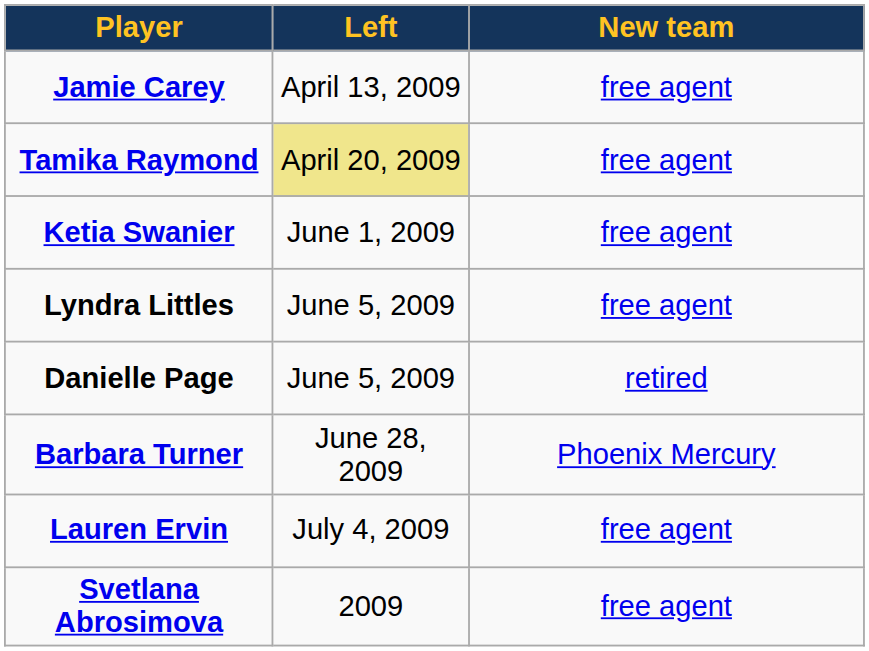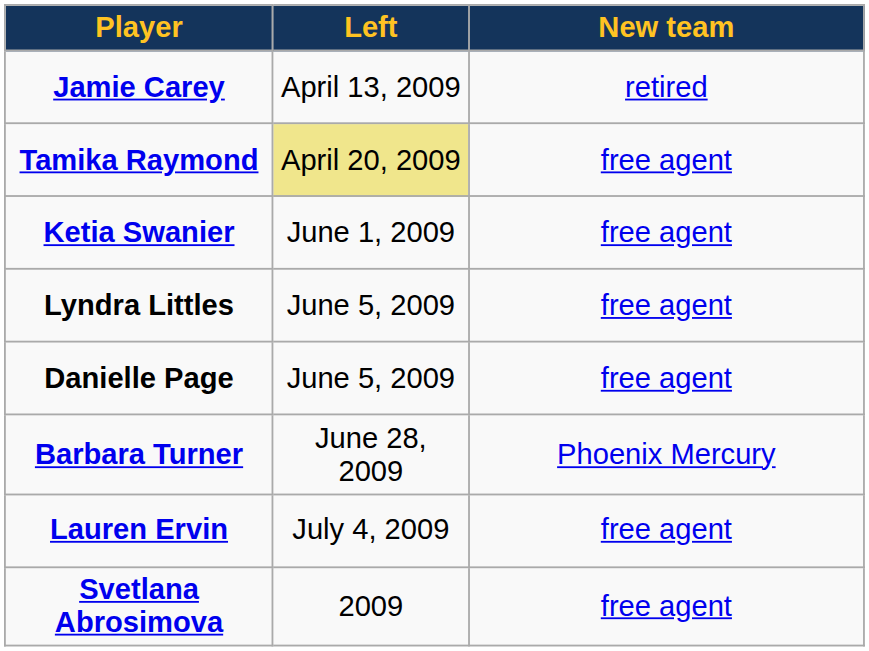(666, 87) free agent -> (666, 87) retired
(666, 378) retired -> (666, 378) free agent
